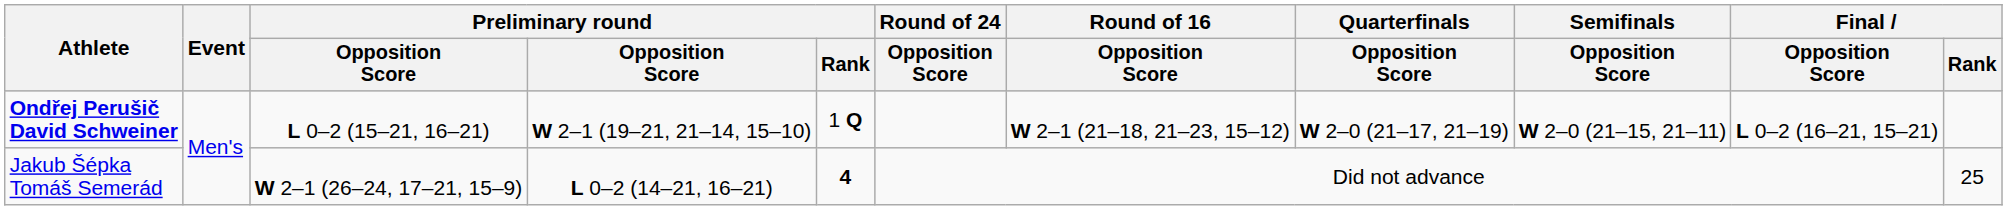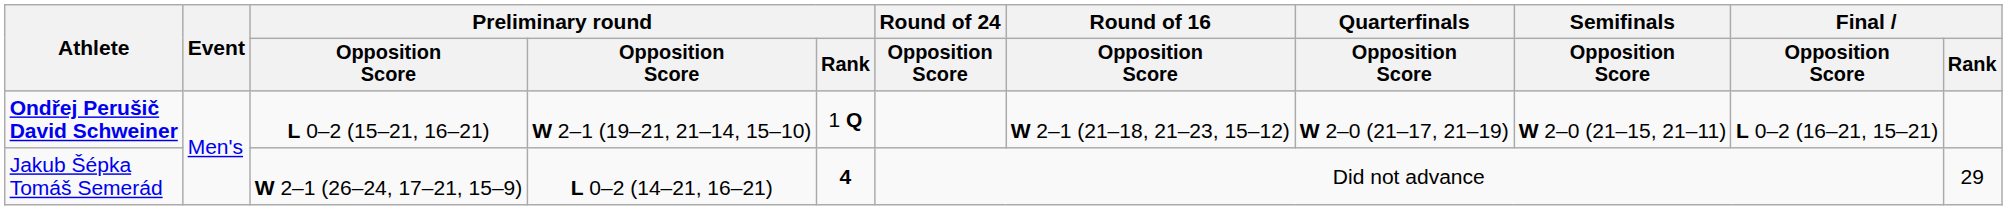(1972, 176) 25 -> (1972, 176) 29
